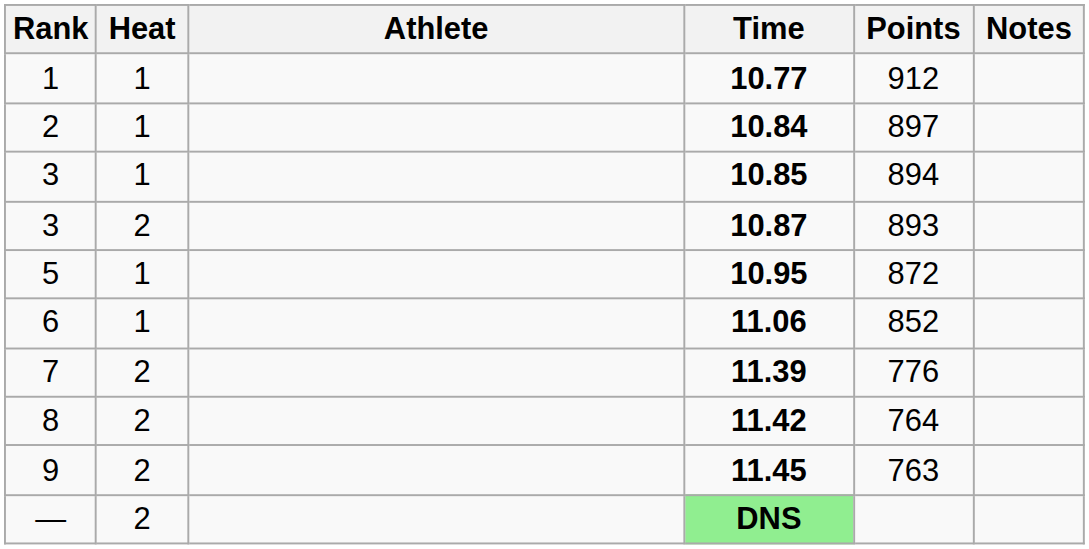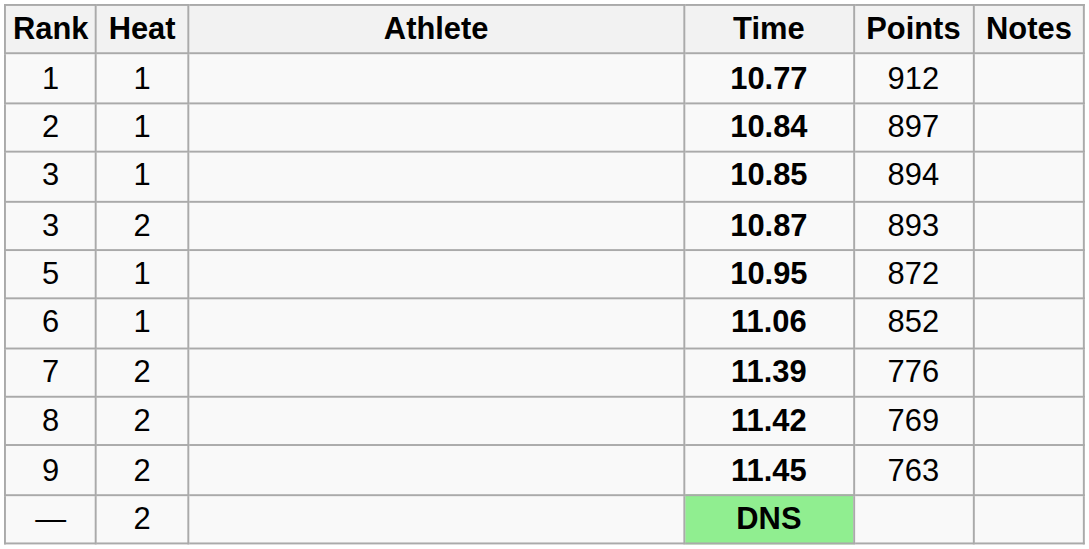(913, 420) 764 -> (913, 420) 769
